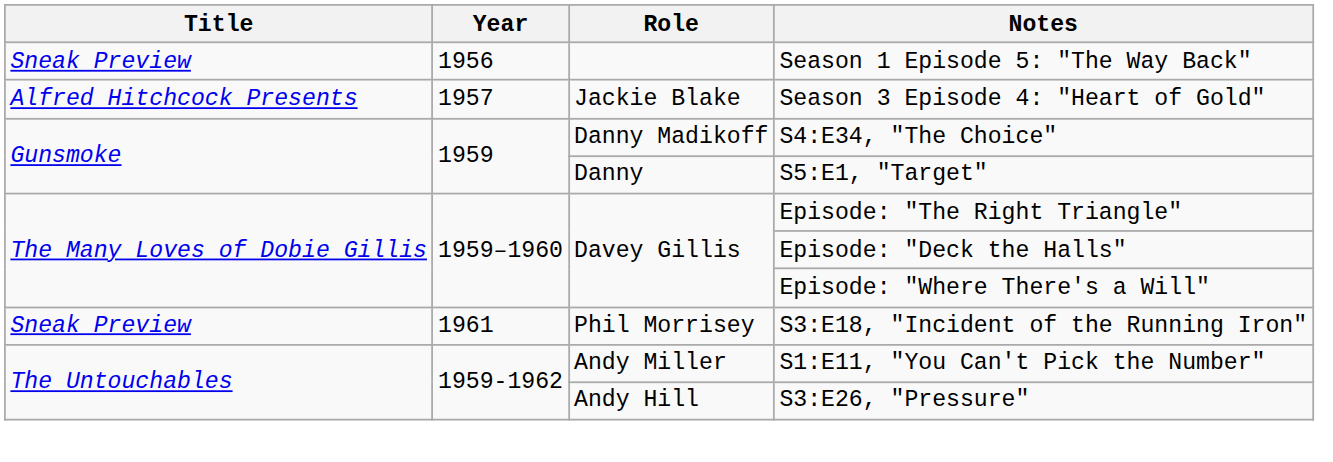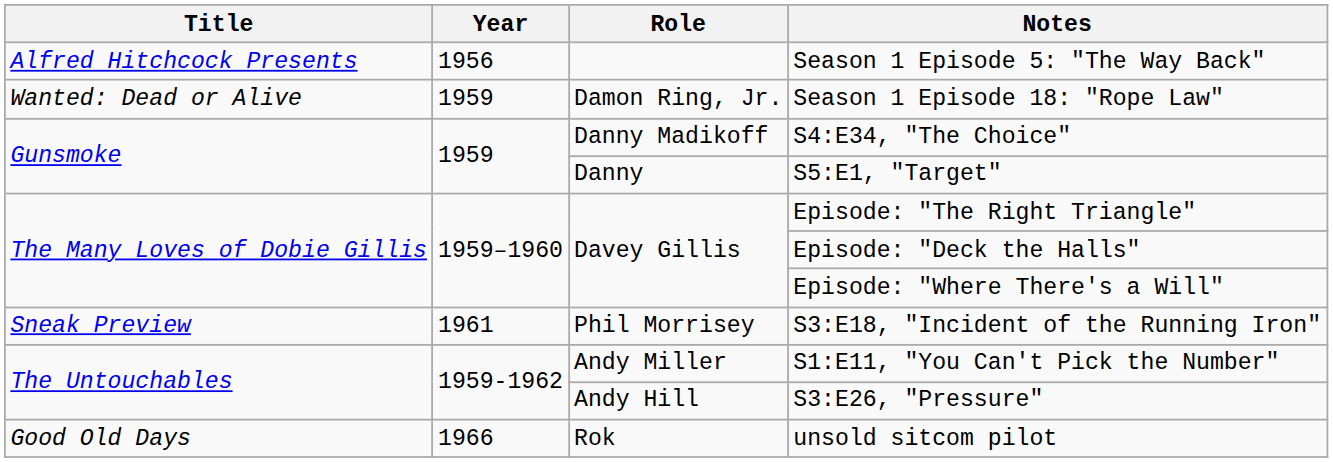(101, 61) Sneak Preview -> (184, 61) Alfred Hitchcock Presents
- row: (1022, 99)
+ row: (1009, 99)
+ row: (925, 439)
